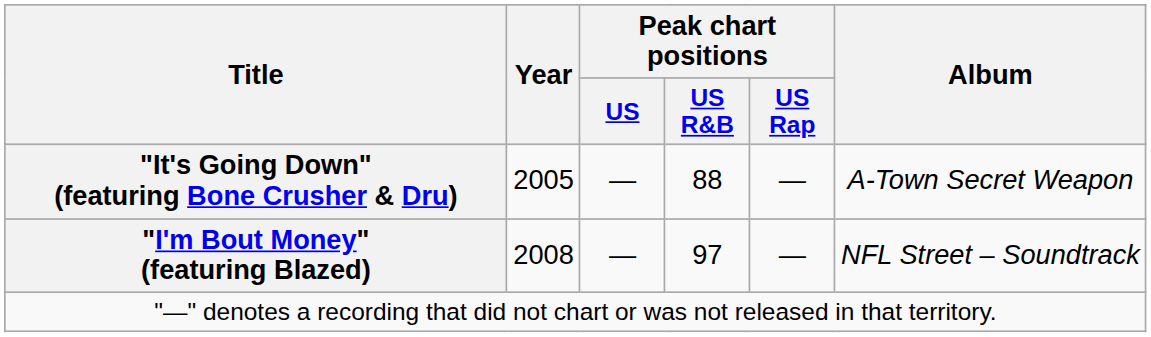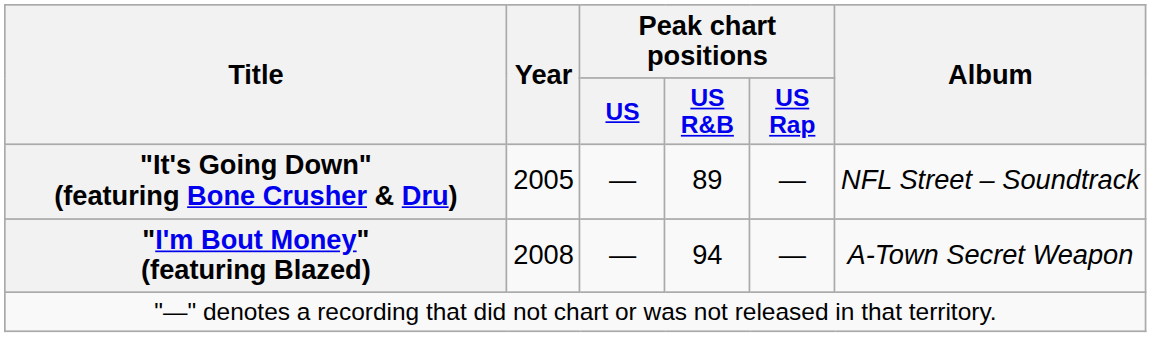(707, 180) 88 -> (707, 180) 89
(990, 180) A-Town Secret Weapon -> (990, 180) NFL Street – Soundtrack
(707, 254) 97 -> (707, 254) 94
(990, 254) NFL Street – Soundtrack -> (990, 254) A-Town Secret Weapon
